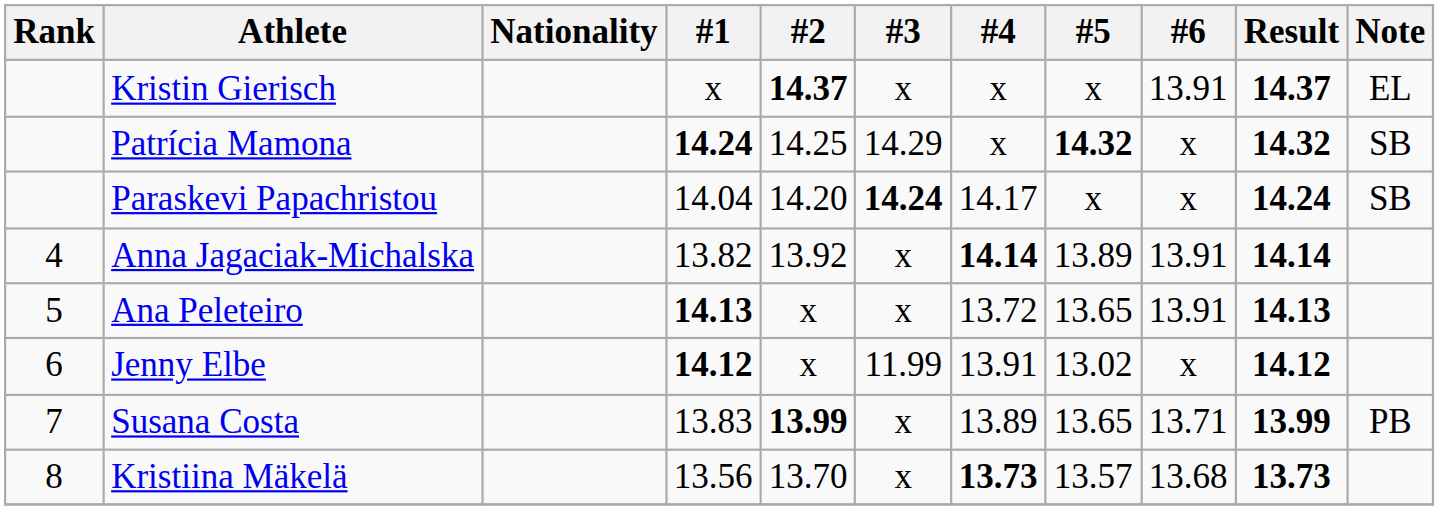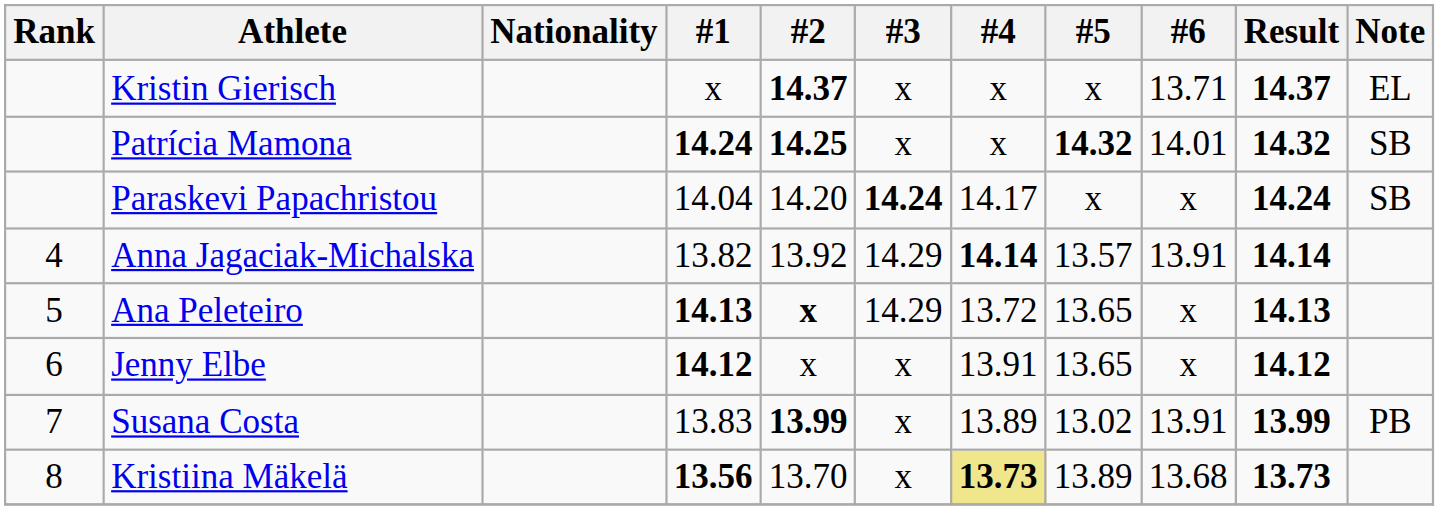(1188, 87) 13.91 -> (1188, 87) 13.71
(808, 143) normal -> (808, 143) bold
(903, 143) 14.29 -> (903, 143) x
(1188, 143) x -> (1188, 143) 14.01
(903, 254) x -> (903, 254) 14.29
(1093, 254) 13.89 -> (1093, 254) 13.57
(808, 310) normal -> (808, 310) bold
(903, 310) x -> (903, 310) 14.29
(1188, 310) 13.91 -> (1188, 310) x
(903, 365) 11.99 -> (903, 365) x
(1093, 365) 13.02 -> (1093, 365) 13.65
(1093, 421) 13.65 -> (1093, 421) 13.02
(1188, 421) 13.71 -> (1188, 421) 13.91
(713, 476) normal -> (713, 476) bold
(998, 476) no background -> (998, 476) khaki background
(1093, 476) 13.57 -> (1093, 476) 13.89
